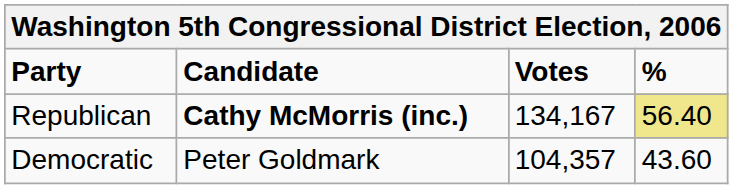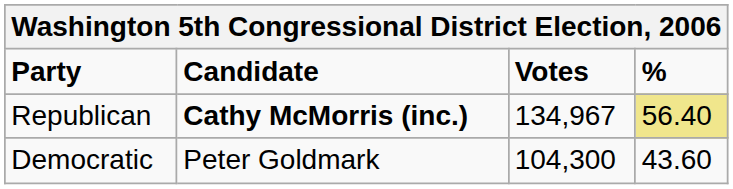(565, 115) 134,167 -> (565, 115) 134,967
(565, 159) 104,357 -> (565, 159) 104,300
